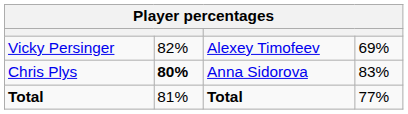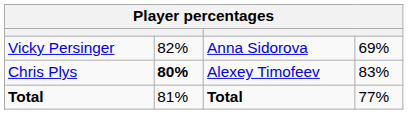(263, 48) Alexey Timofeev -> (257, 48) Anna Sidorova
(257, 72) Anna Sidorova -> (263, 72) Alexey Timofeev
